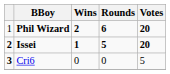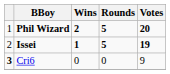(104, 28) 6 -> (104, 28) 5
(9, 45) bold -> (9, 45) normal
(145, 45) 20 -> (145, 45) 19
(142, 61) 5 -> (142, 61) 9
